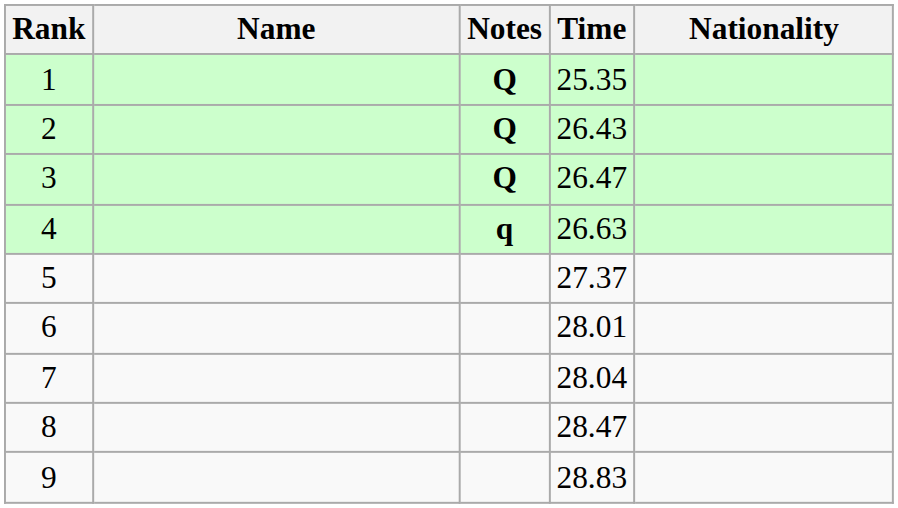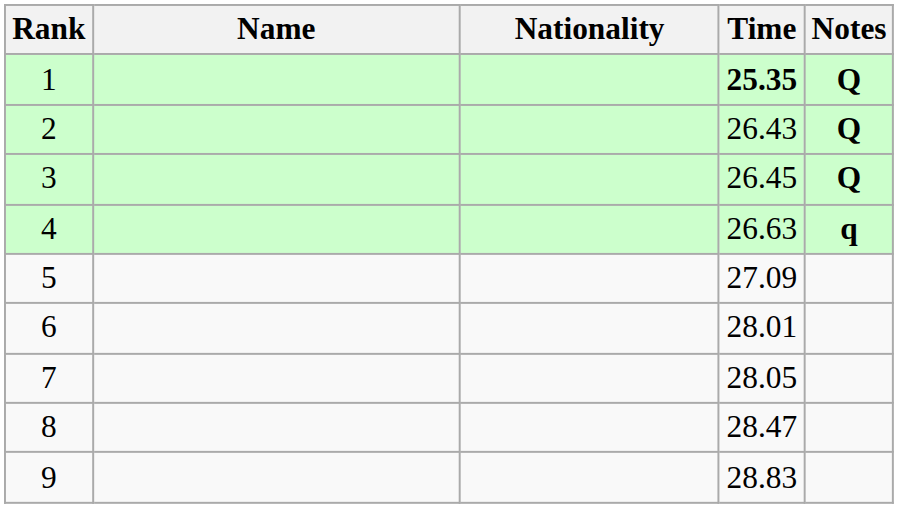columns swapped: (764, 29) <-> (505, 29)
(592, 79) normal -> (762, 79) bold
(592, 178) 26.47 -> (762, 178) 26.45
(592, 278) 27.37 -> (762, 278) 27.09
(592, 377) 28.04 -> (762, 377) 28.05
